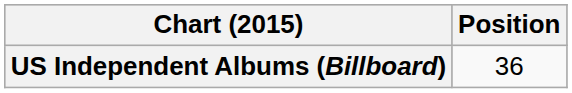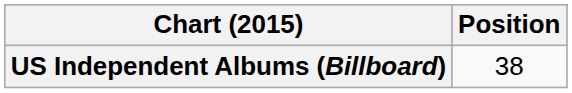(509, 66) 36 -> (509, 66) 38
